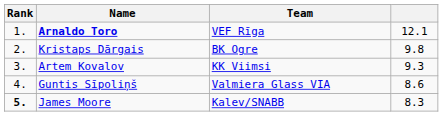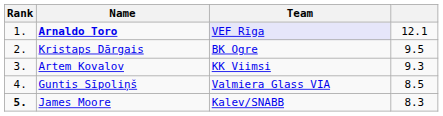(238, 31) no background -> (238, 31) lavender background
(414, 49) 9.8 -> (414, 49) 9.5
(414, 85) 8.6 -> (414, 85) 8.5
